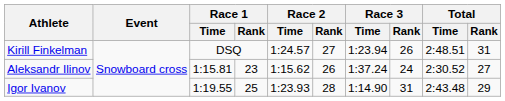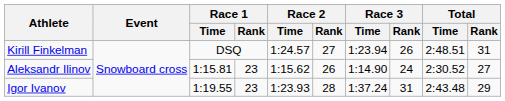(368, 69) 1:37.24 -> (368, 69) 1:14.90
(251, 88) 25 -> (251, 88) 23
(368, 88) 1:14.90 -> (368, 88) 1:37.24
